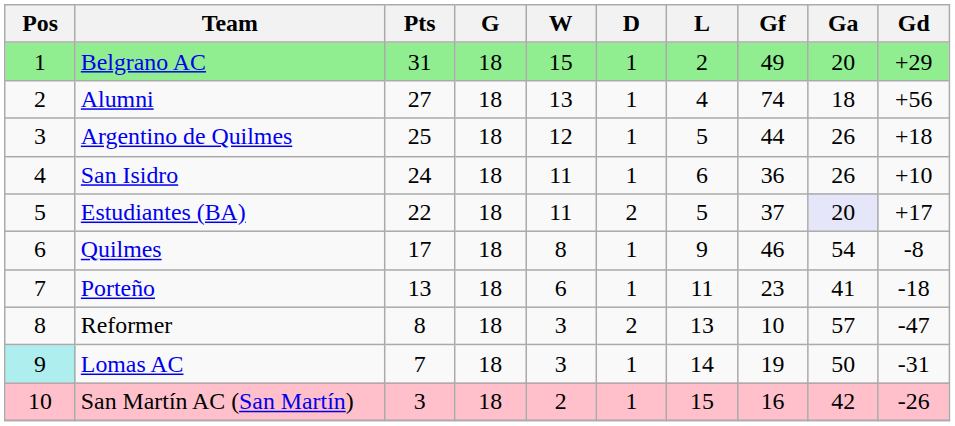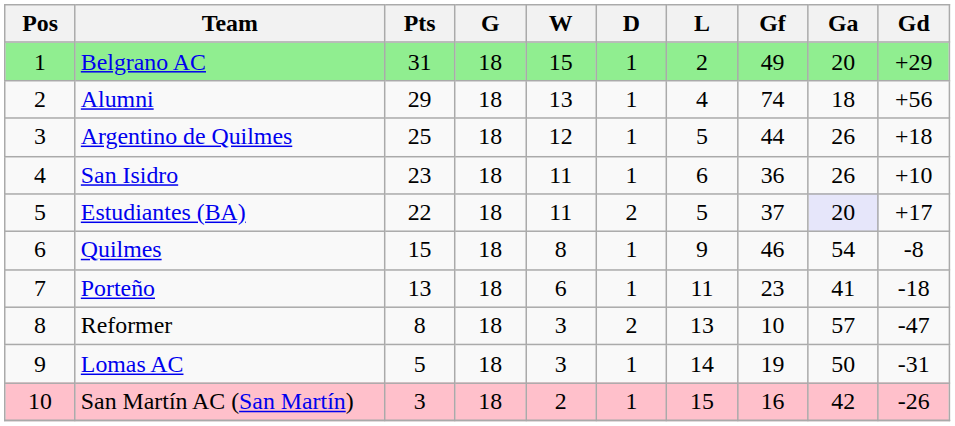(420, 99) 27 -> (420, 99) 29
(420, 174) 24 -> (420, 174) 23
(420, 250) 17 -> (420, 250) 15
(40, 363) paleturquoise background -> (40, 363) no background
(420, 363) 7 -> (420, 363) 5
